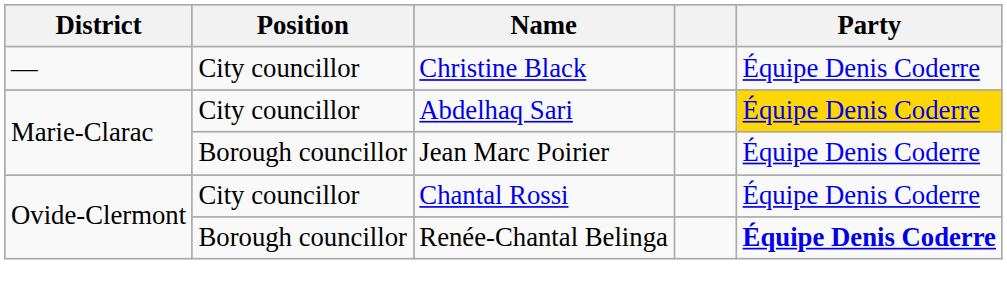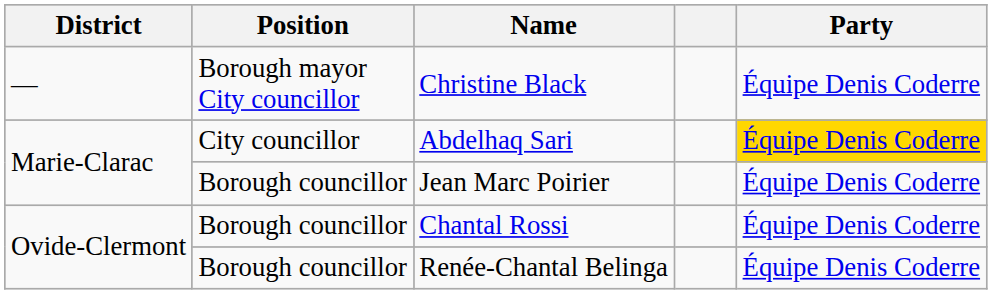(279, 68) City councillor -> (283, 83) Borough mayor City councillor
(279, 195) City councillor -> (303, 225) Borough councillor
(869, 237) bold -> (861, 267) normal
